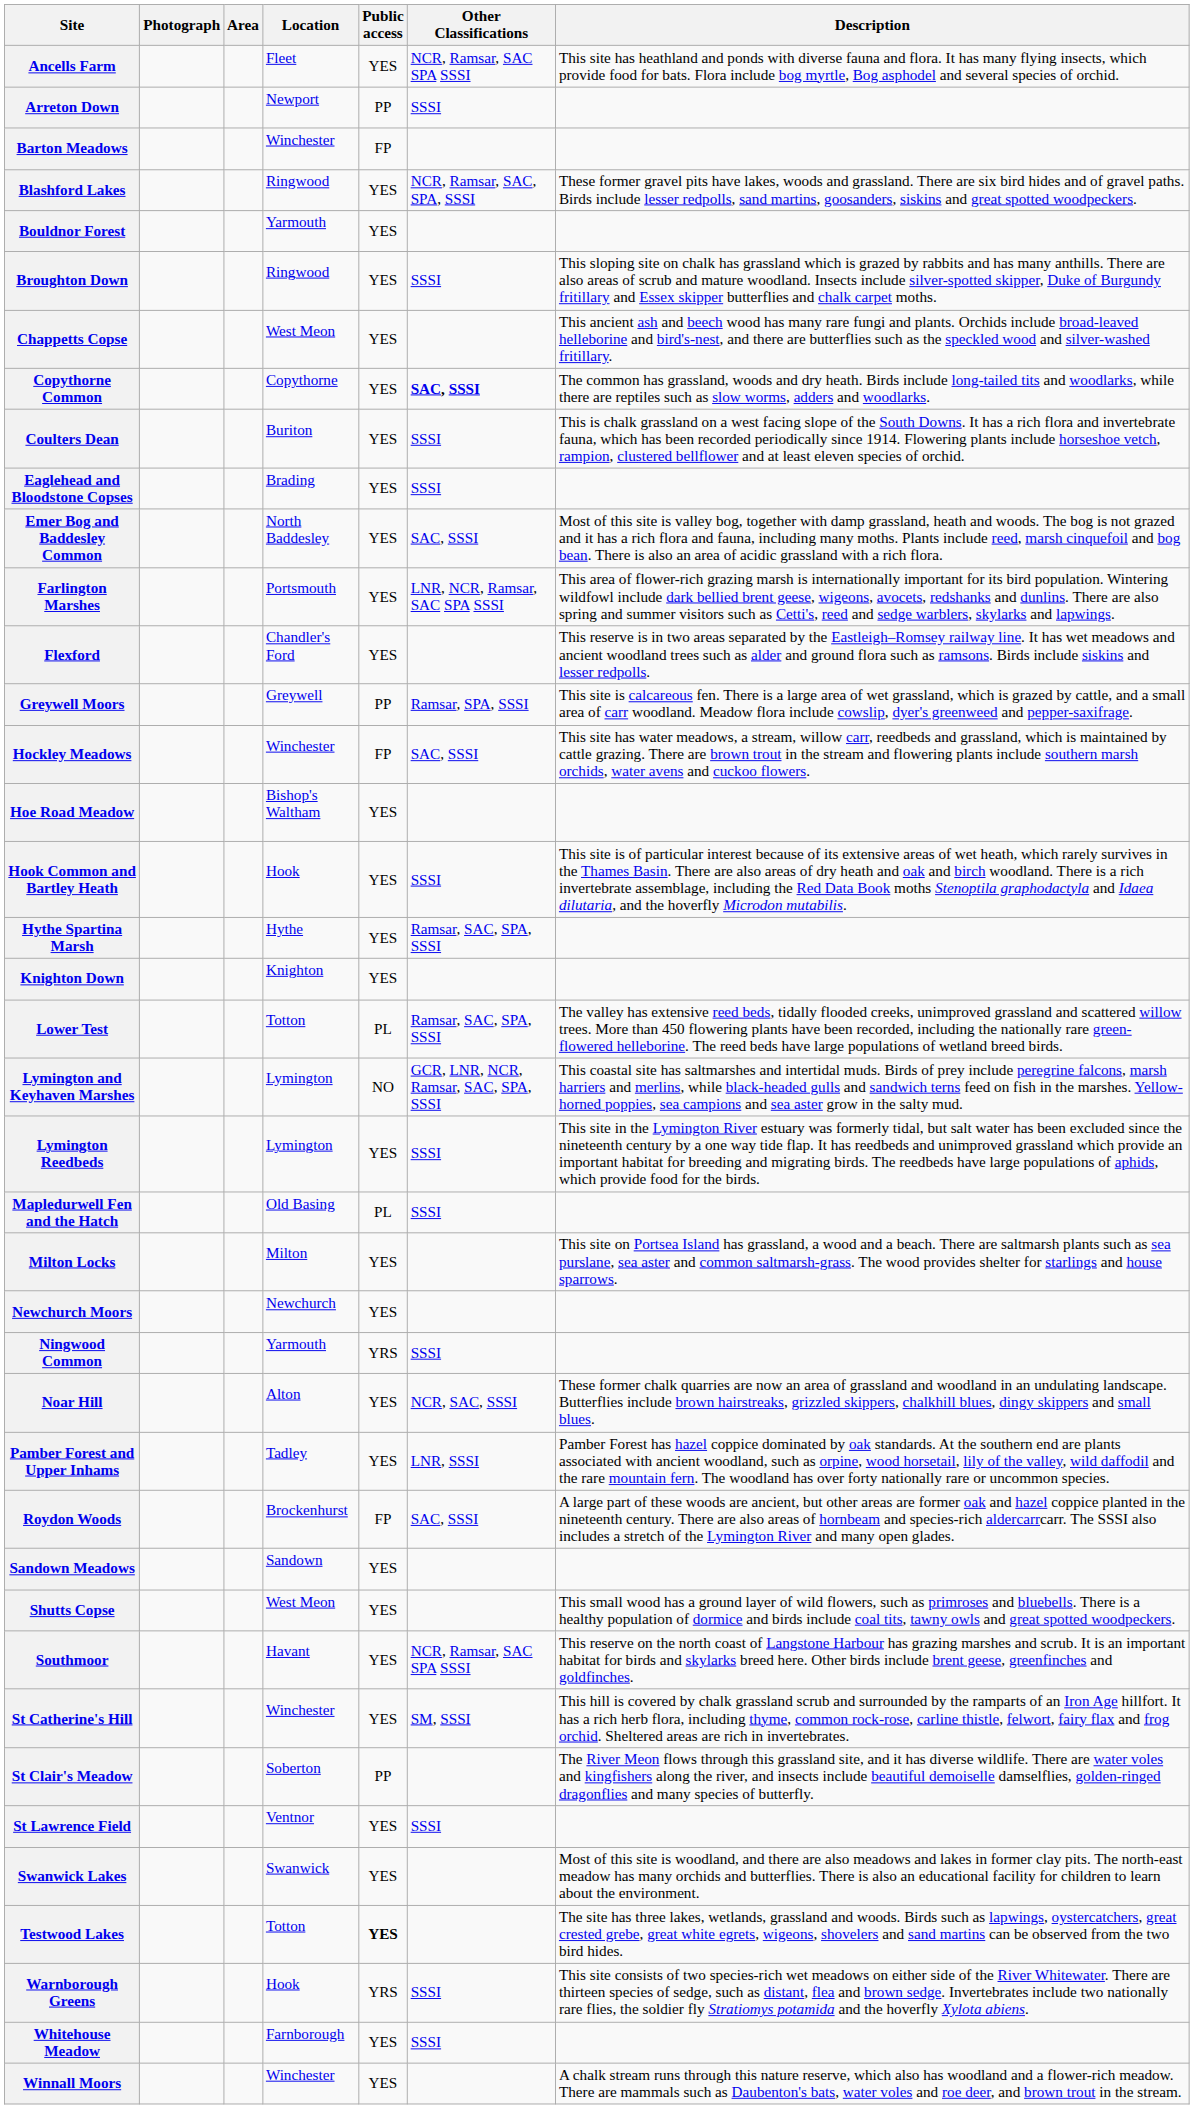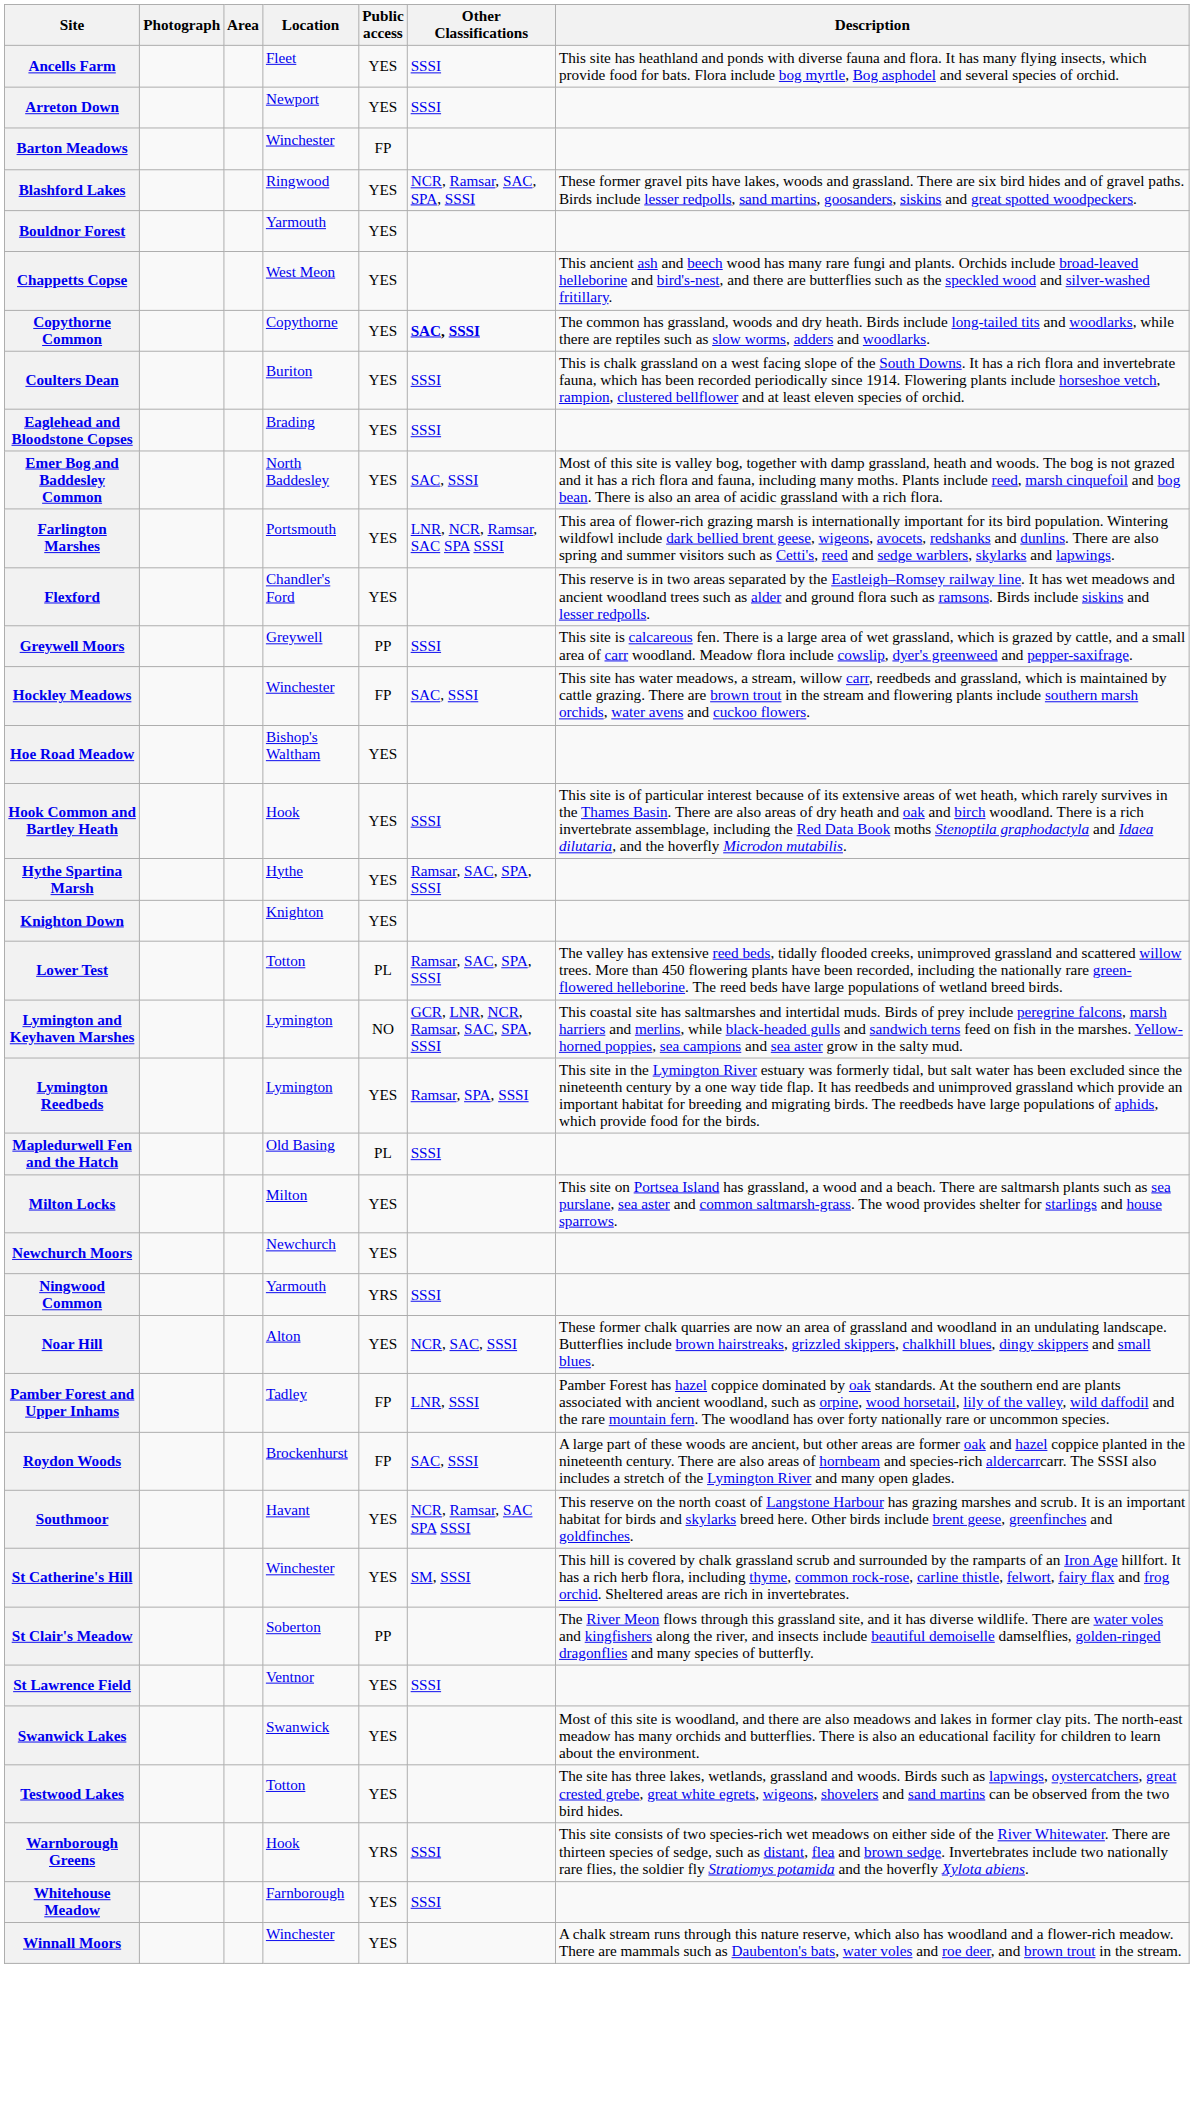(472, 66) NCR, Ramsar, SAC SPA SSSI -> (426, 66) SSSI
(383, 107) PP -> (383, 107) YES
- row: (72, 280)
(470, 704) Ramsar, SPA, SSSI -> (426, 646) SSSI
(426, 1153) SSSI -> (470, 1095) Ramsar, SPA, SSSI
(383, 1461) YES -> (383, 1402) FP
- row: (72, 1569)
- row: (72, 1610)
(383, 1934) bold -> (383, 1793) normal
